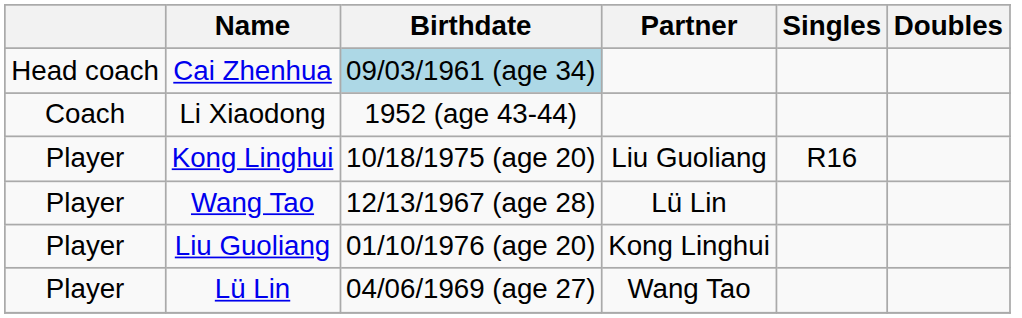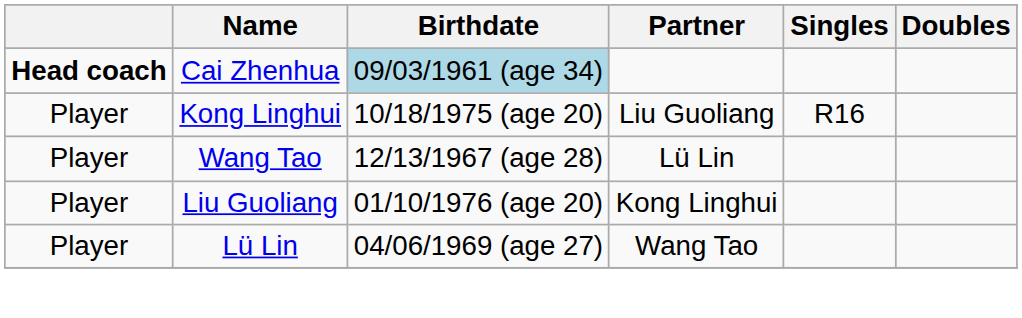(85, 70) normal -> (89, 70) bold
- row: (253, 114)
